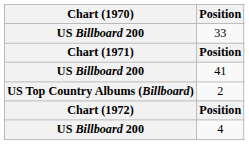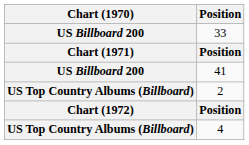(100, 129) US Billboard 200 -> (100, 129) US Top Country Albums (Billboard)
